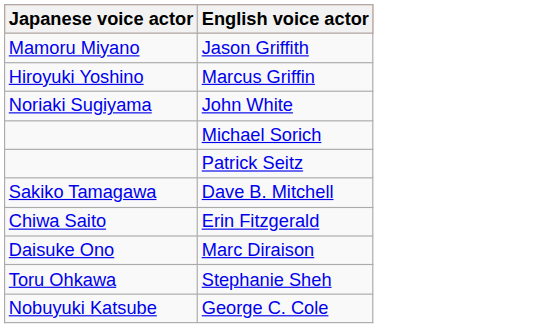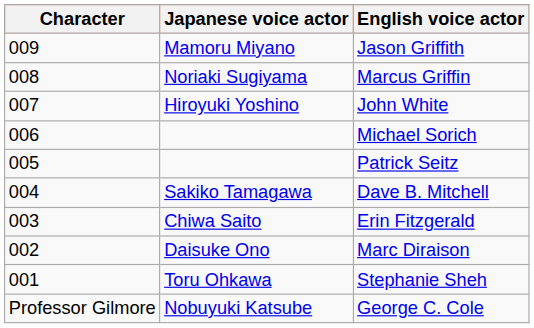+ column: (82, 18)
(76, 76) Hiroyuki Yoshino -> (236, 76) Noriaki Sugiyama
(80, 105) Noriaki Sugiyama -> (232, 105) Hiroyuki Yoshino
